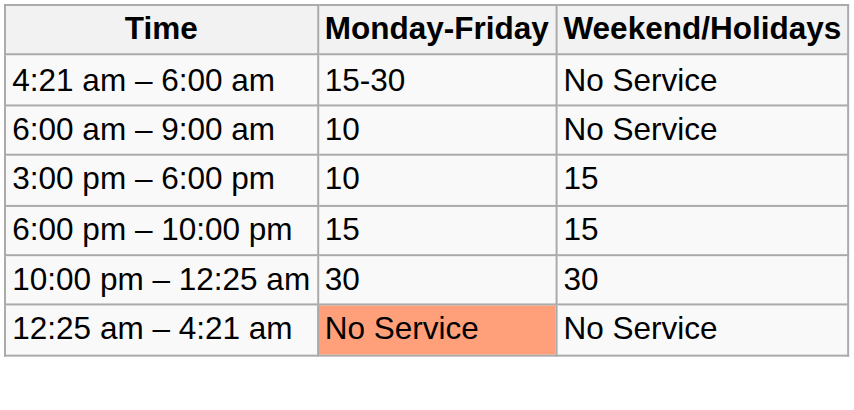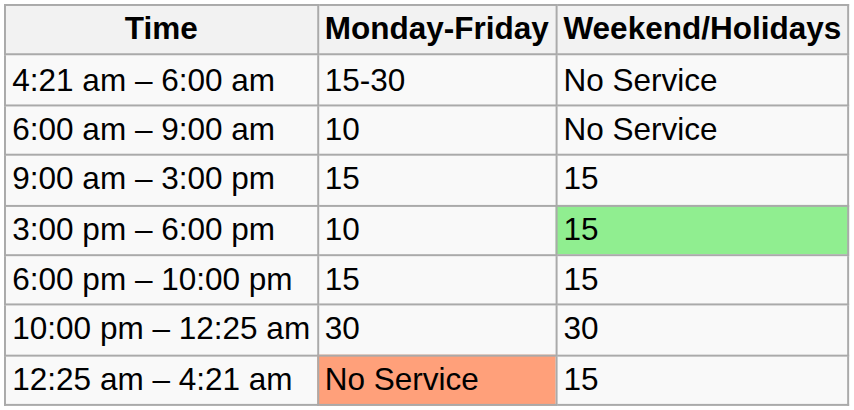+ row: (144, 179)
(581, 179) no background -> (581, 229) lightgreen background
(640, 329) No Service -> (581, 379) 15
